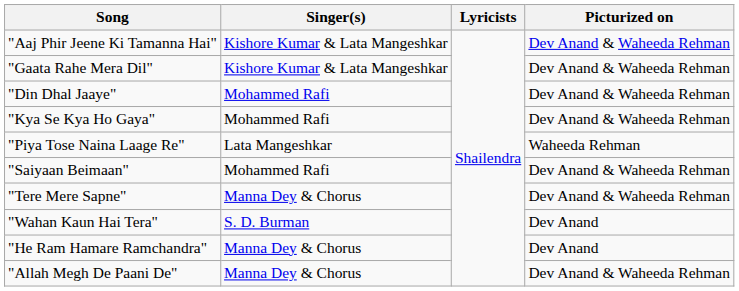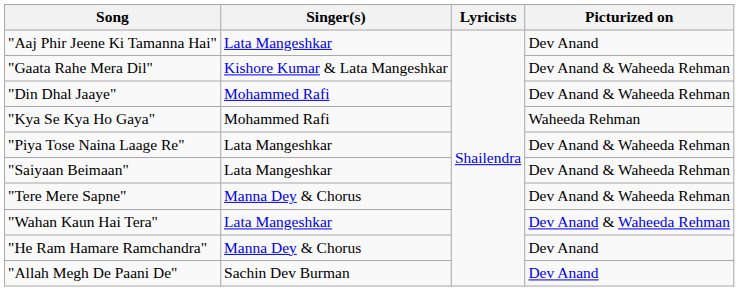(336, 43) Kishore Kumar & Lata Mangeshkar -> (278, 43) Lata Mangeshkar
(629, 43) Dev Anand & Waheeda Rehman -> (563, 43) Dev Anand
(629, 119) Dev Anand & Waheeda Rehman -> (584, 119) Waheeda Rehman
(584, 145) Waheeda Rehman -> (629, 145) Dev Anand & Waheeda Rehman
(277, 170) Mohammed Rafi -> (278, 170) Lata Mangeshkar
(267, 221) S. D. Burman -> (278, 221) Lata Mangeshkar
(563, 221) Dev Anand -> (629, 221) Dev Anand & Waheeda Rehman
(293, 273) Manna Dey & Chorus -> (287, 273) Sachin Dev Burman
(629, 273) Dev Anand & Waheeda Rehman -> (563, 273) Dev Anand
